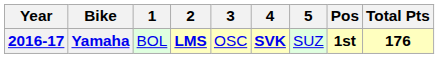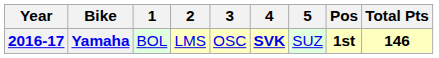(191, 41) bold -> (190, 41) normal
(398, 41) 176 -> (397, 41) 146
